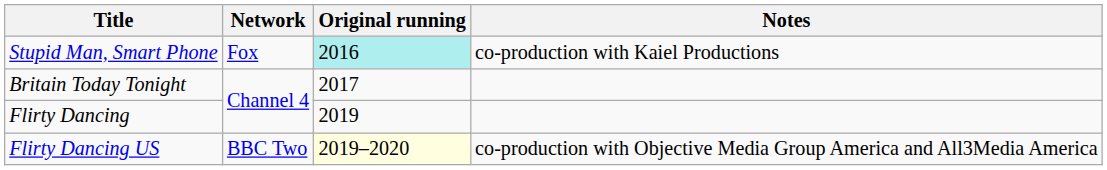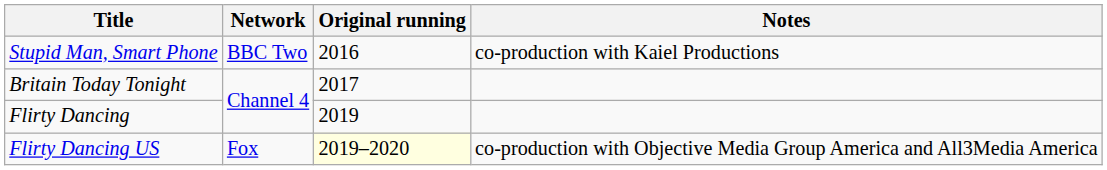(243, 52) Fox -> (267, 52) BBC Two
(339, 52) paleturquoise background -> (339, 52) no background
(267, 148) BBC Two -> (243, 148) Fox
